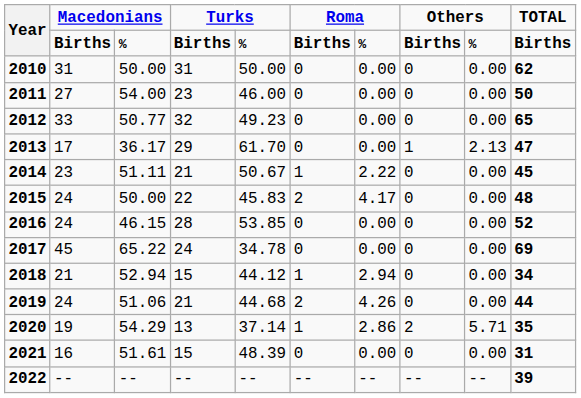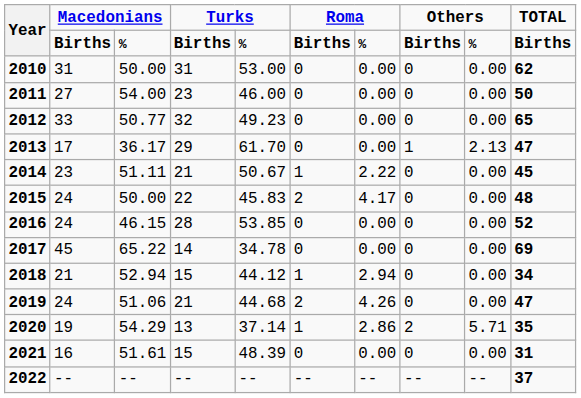(262, 69) 50.00 -> (262, 69) 53.00
(183, 250) 24 -> (183, 250) 14
(524, 302) 44 -> (524, 302) 47
(524, 379) 39 -> (524, 379) 37
